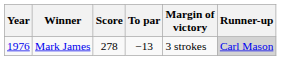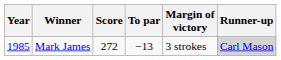(18, 46) 1976 -> (18, 46) 1985
(109, 46) 278 -> (109, 46) 272
